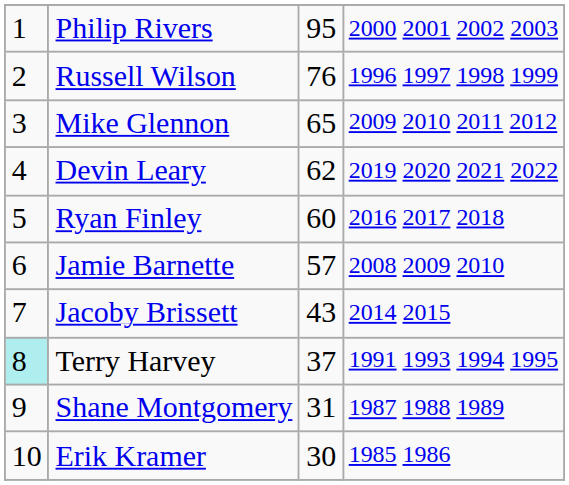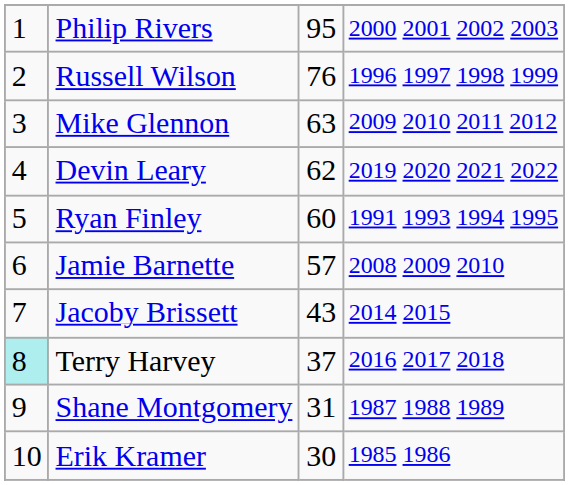(321, 123) 65 -> (321, 123) 63
(426, 218) 2016 2017 2018 -> (453, 218) 1991 1993 1994 1995
(453, 360) 1991 1993 1994 1995 -> (426, 360) 2016 2017 2018
